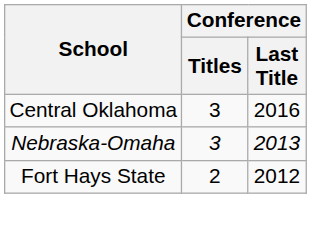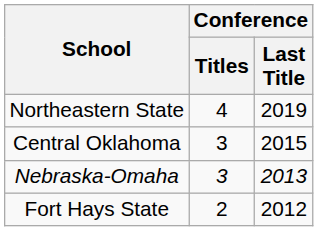+ row: (97, 110)
(277, 110) 2016 -> (284, 143) 2015
